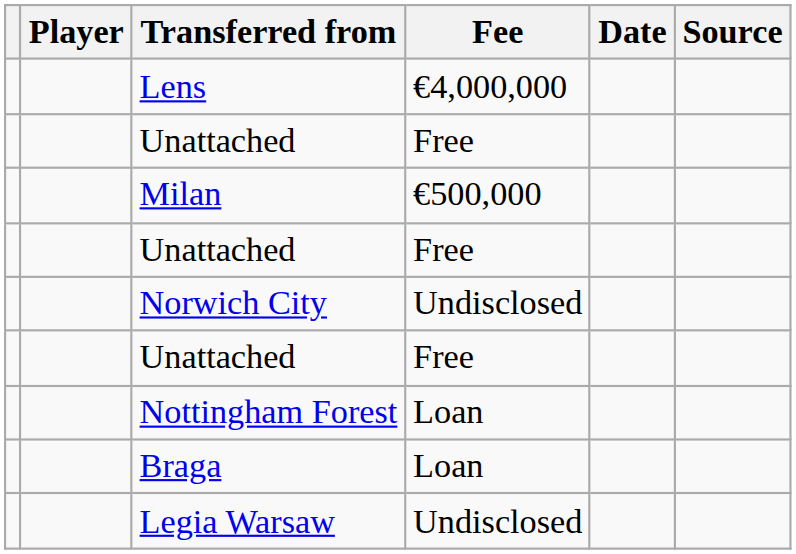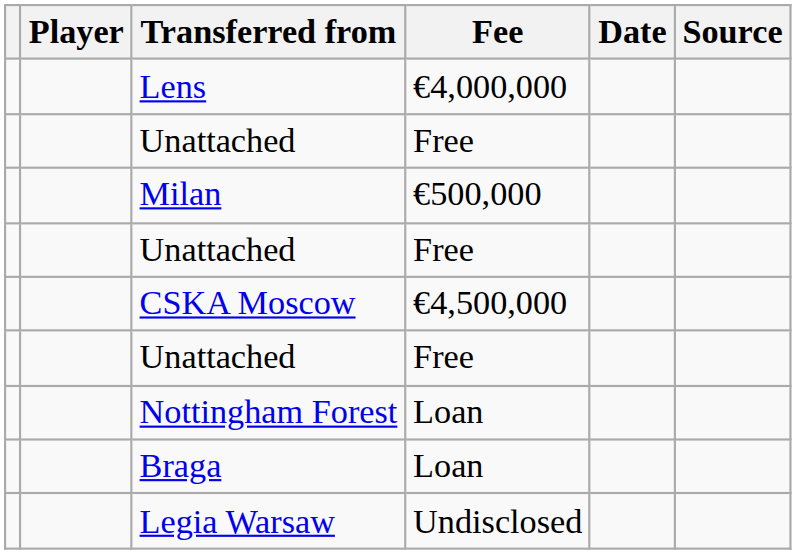- row: (233, 303)
+ row: (248, 303)
